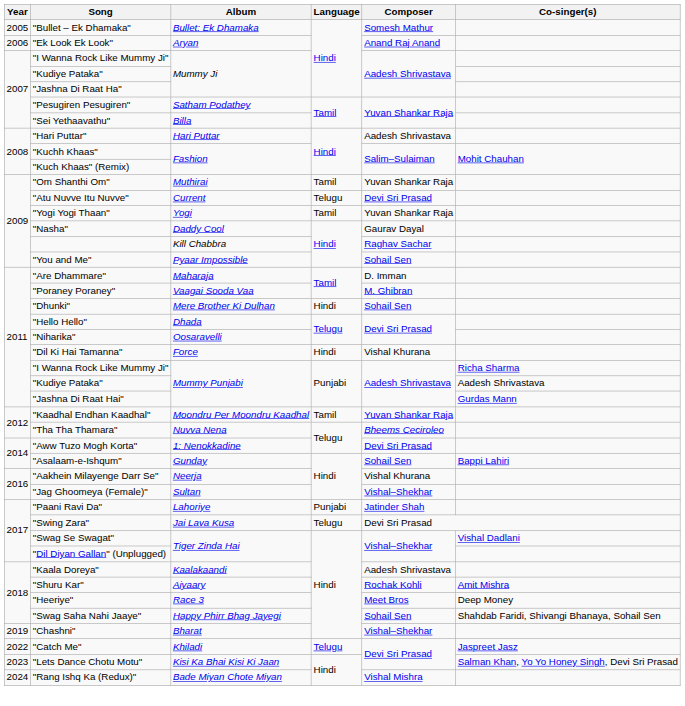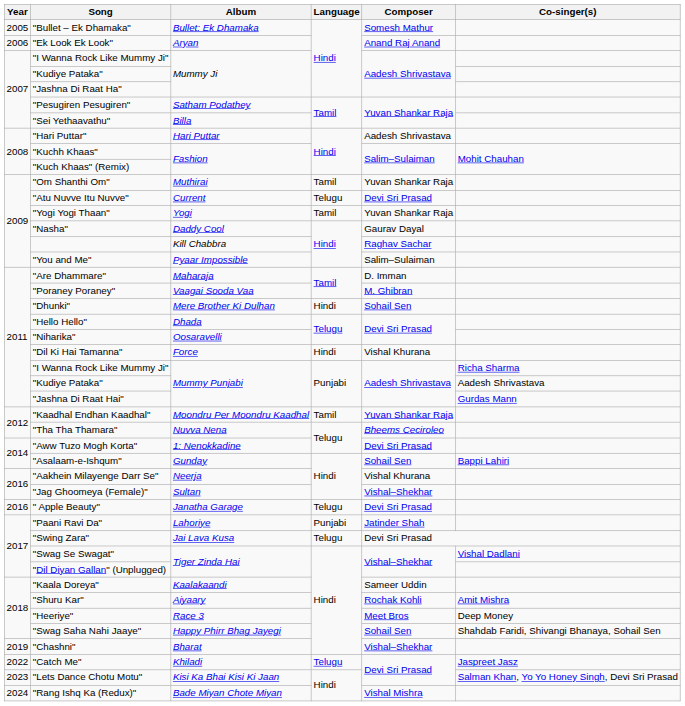(388, 259) Sohail Sen -> (399, 259) Salim–Sulaiman
+ row: (66, 507)
(408, 569) Aadesh Shrivastava -> (395, 584) Sameer Uddin
